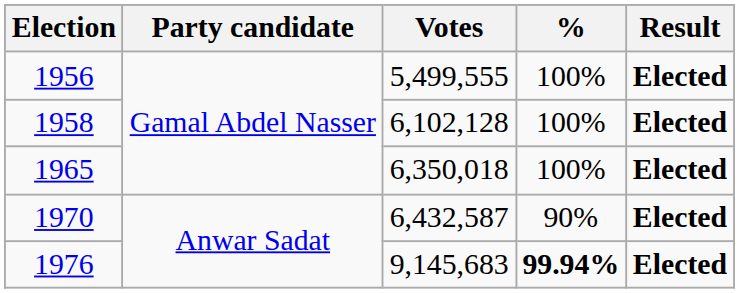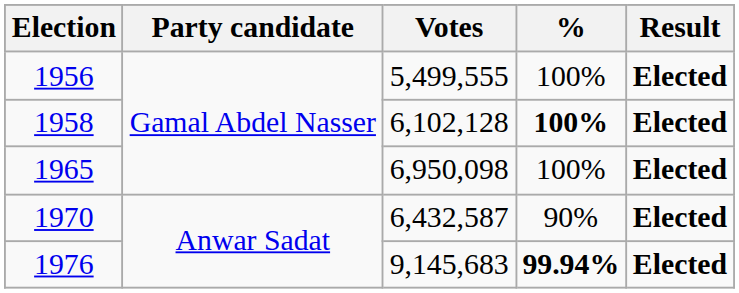(571, 122) normal -> (571, 122) bold
(449, 169) 6,350,018 -> (449, 169) 6,950,098
